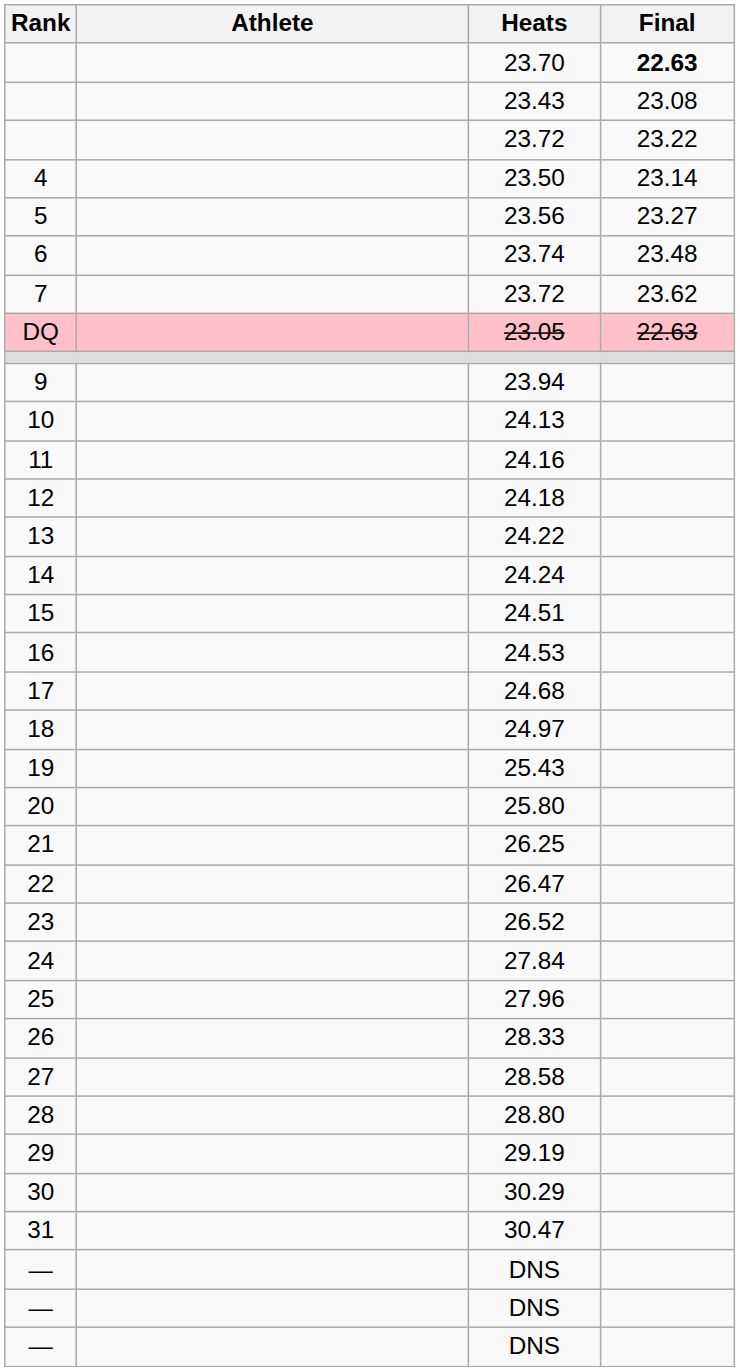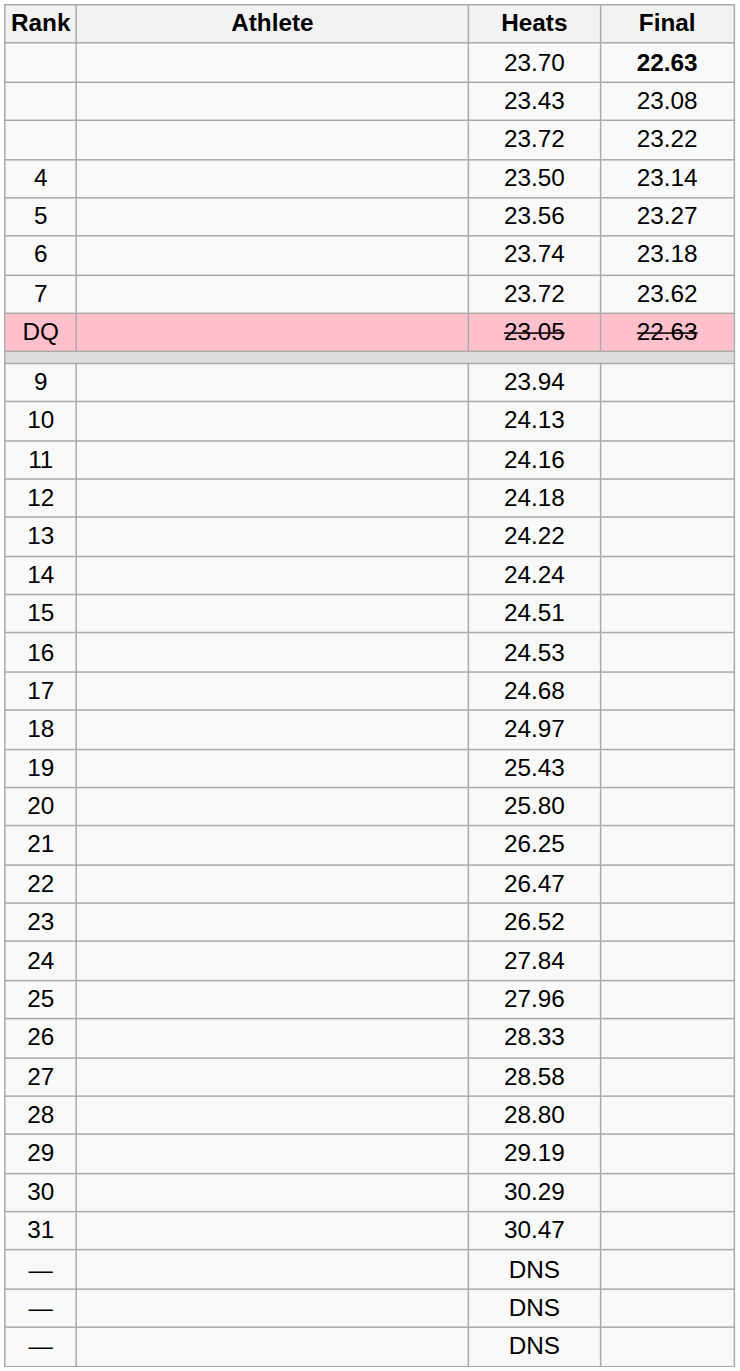(667, 255) 23.48 -> (667, 255) 23.18
